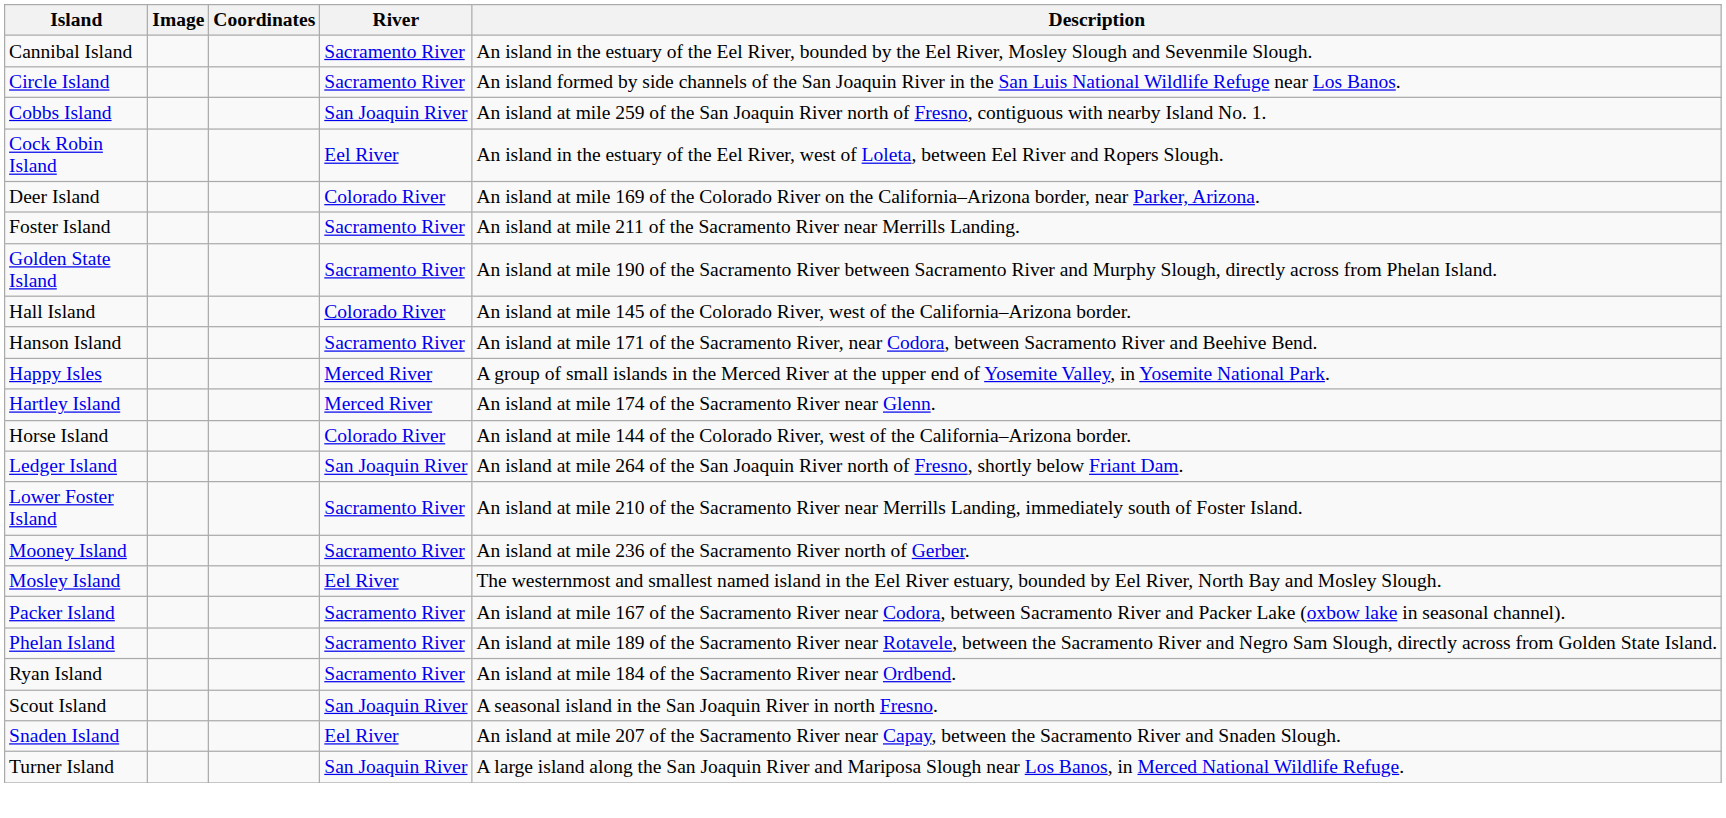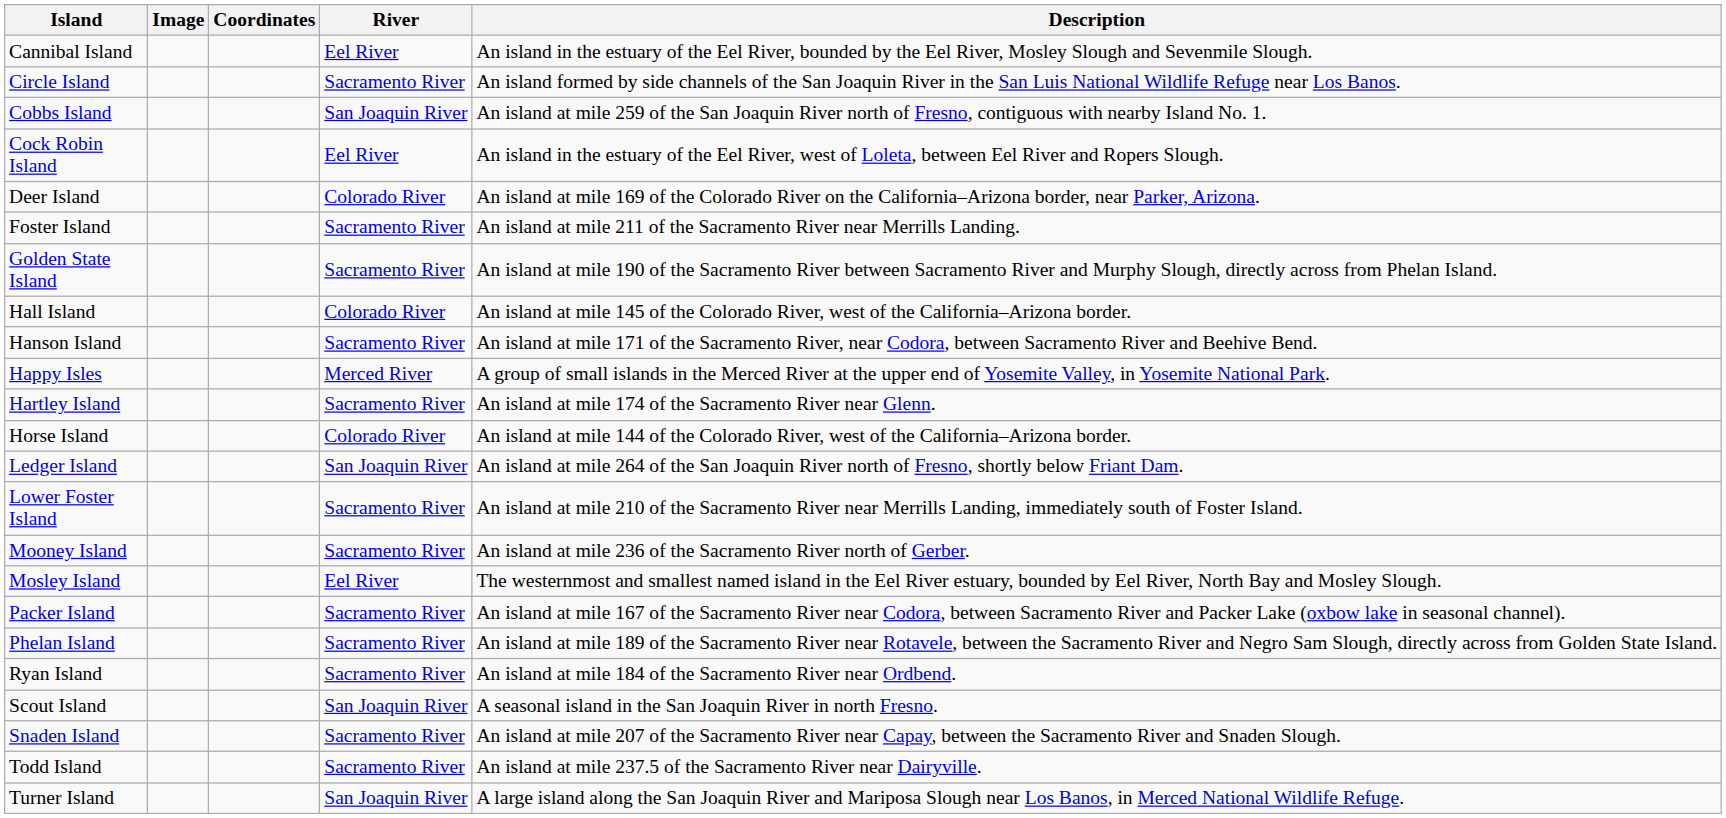(394, 50) Sacramento River -> (361, 50) Eel River
(378, 404) Merced River -> (394, 404) Sacramento River
(361, 735) Eel River -> (394, 735) Sacramento River
+ row: (55, 766)
